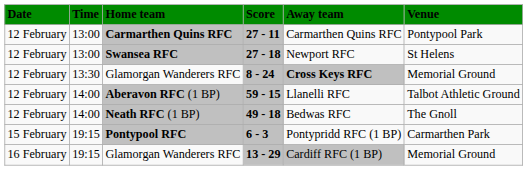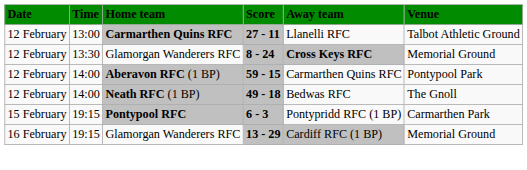(344, 34) Carmarthen Quins RFC -> (318, 34) Llanelli RFC
(445, 34) Pontypool Park -> (463, 34) Talbot Athletic Ground
- row: (263, 54)
(318, 94) Llanelli RFC -> (344, 74) Carmarthen Quins RFC
(463, 94) Talbot Athletic Ground -> (445, 74) Pontypool Park
